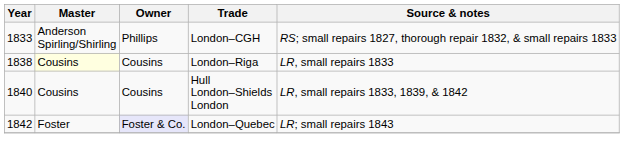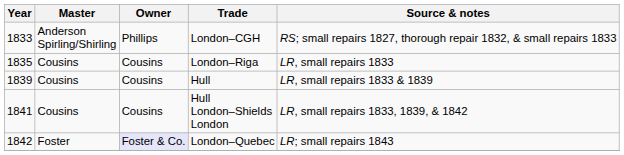(20, 62) 1838 -> (20, 62) 1835
(58, 62) lightyellow background -> (58, 62) no background
+ row: (200, 80)
(20, 93) 1840 -> (20, 111) 1841
